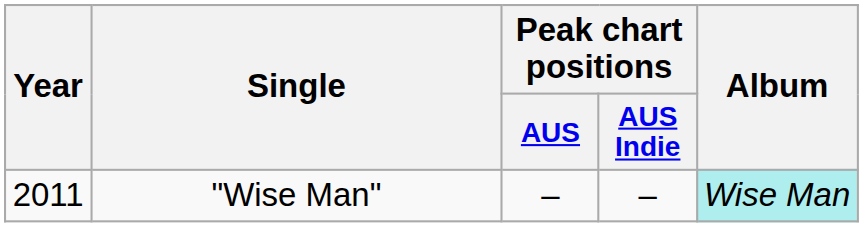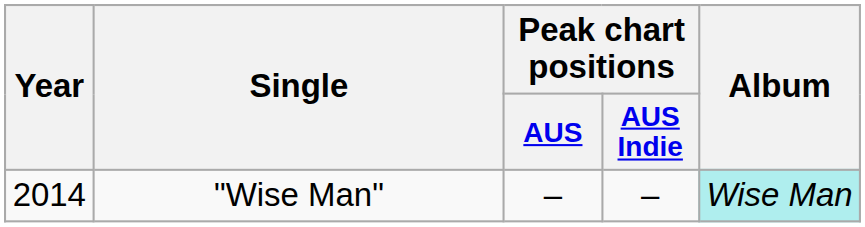(48, 195) 2011 -> (49, 195) 2014
